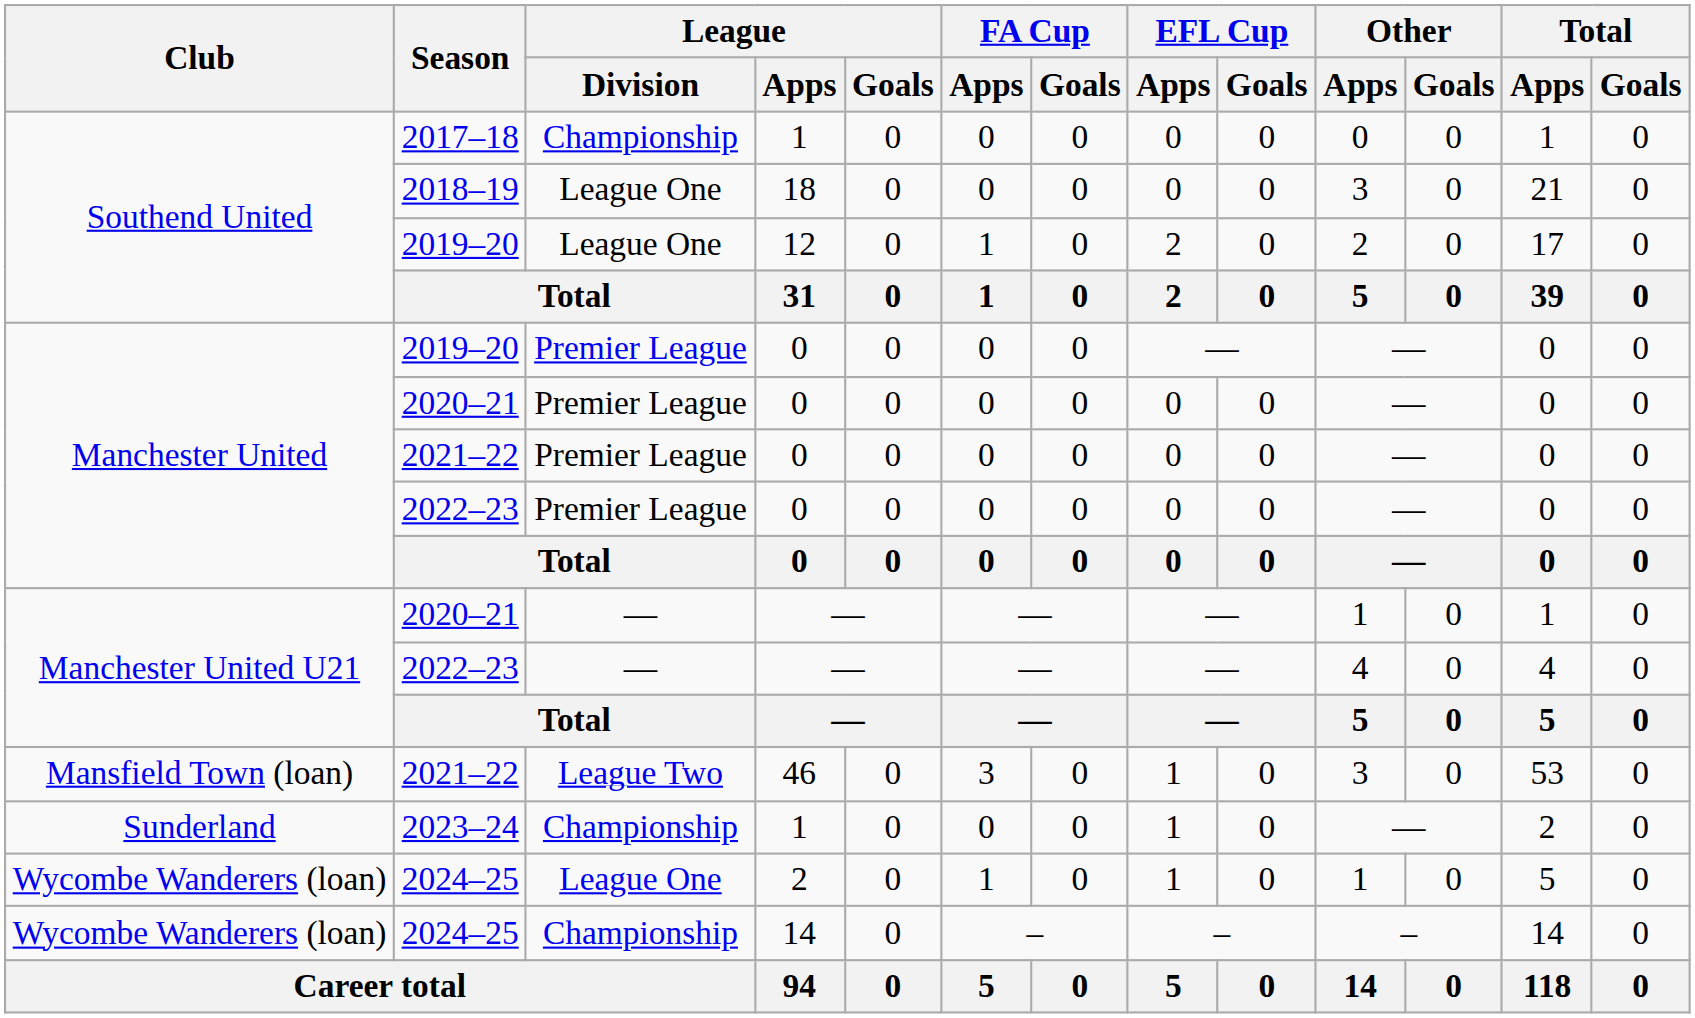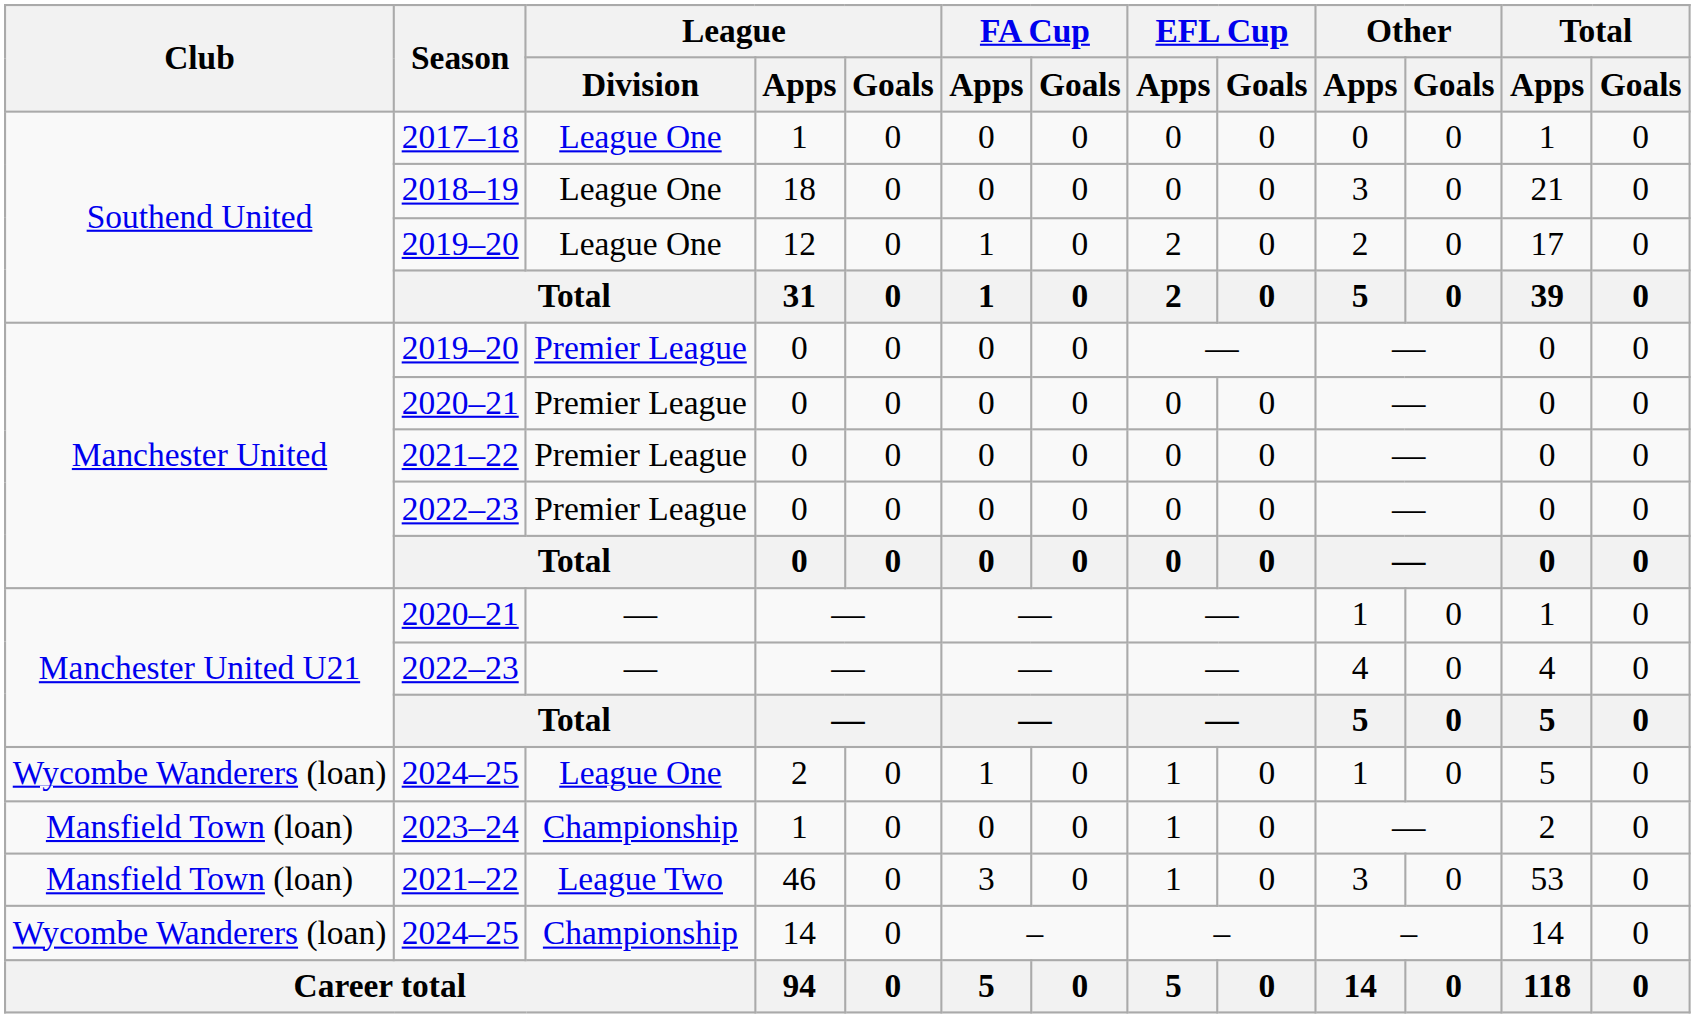(640, 137) Championship -> (640, 137) League One
rows swapped: (460, 773) <-> (460, 879)
(200, 826) Sunderland -> (200, 826) Mansfield Town (loan)
